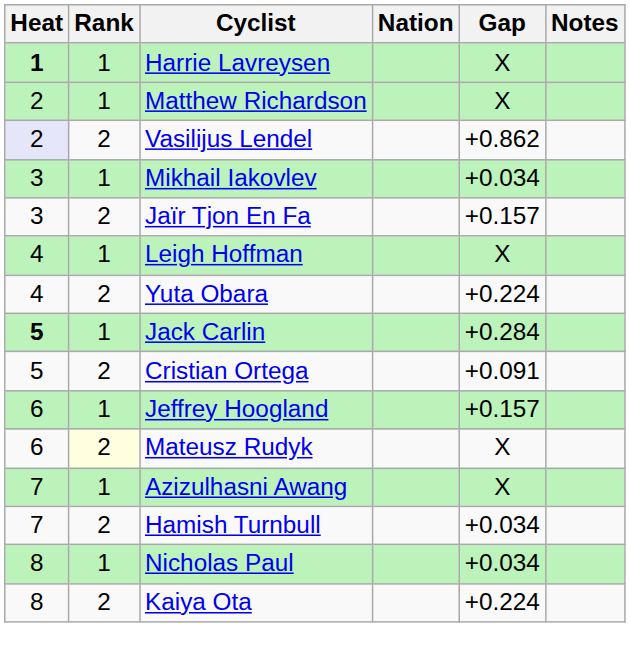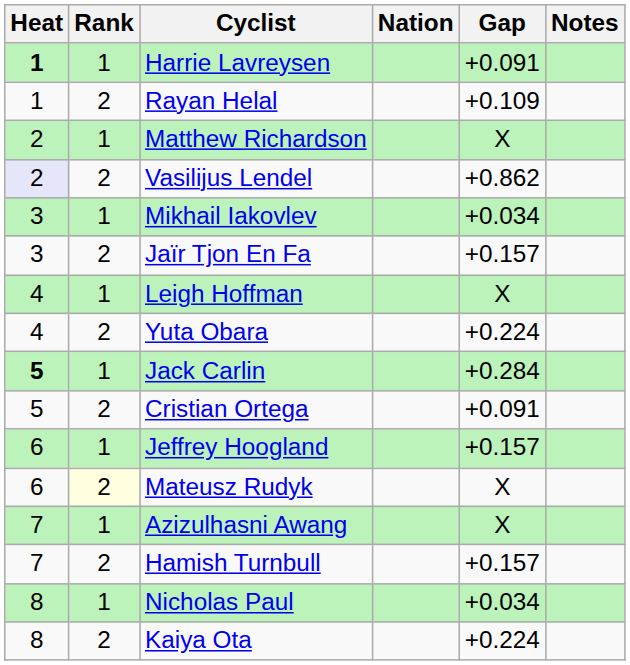(502, 62) X -> (502, 62) +0.091
+ row: (211, 100)
(502, 525) +0.034 -> (502, 563) +0.157
